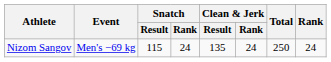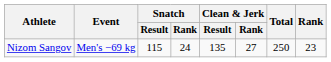(251, 48) 24 -> (251, 48) 27
(311, 48) 24 -> (311, 48) 23
